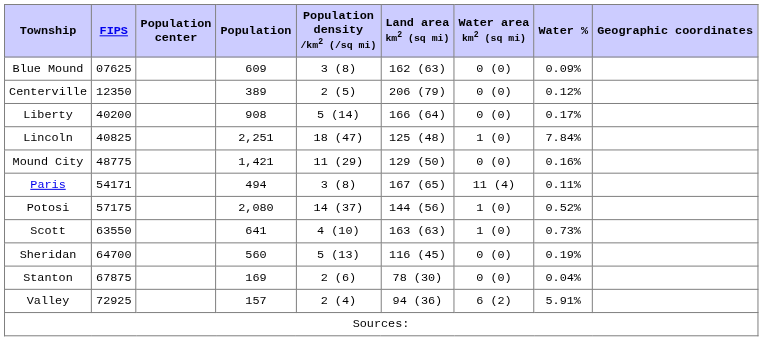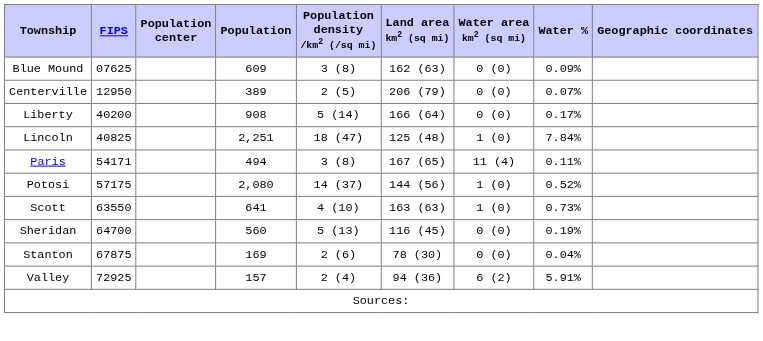(114, 92) 12350 -> (114, 92) 12950
(563, 92) 0.12% -> (563, 92) 0.07%
- row: (48, 162)
